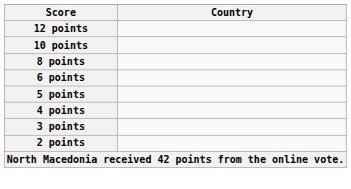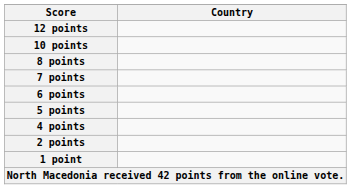+ row: (61, 78)
- row: (61, 127)
+ row: (61, 159)
